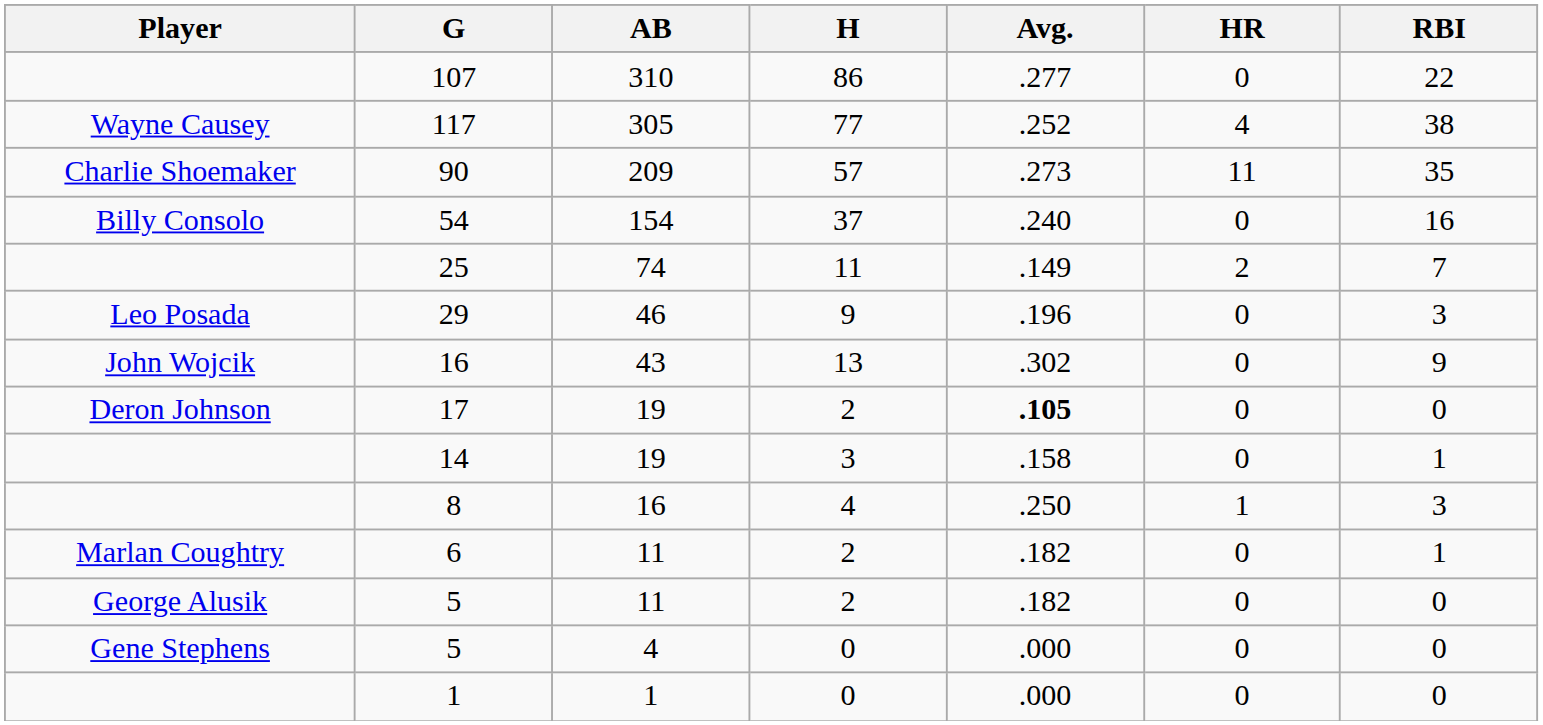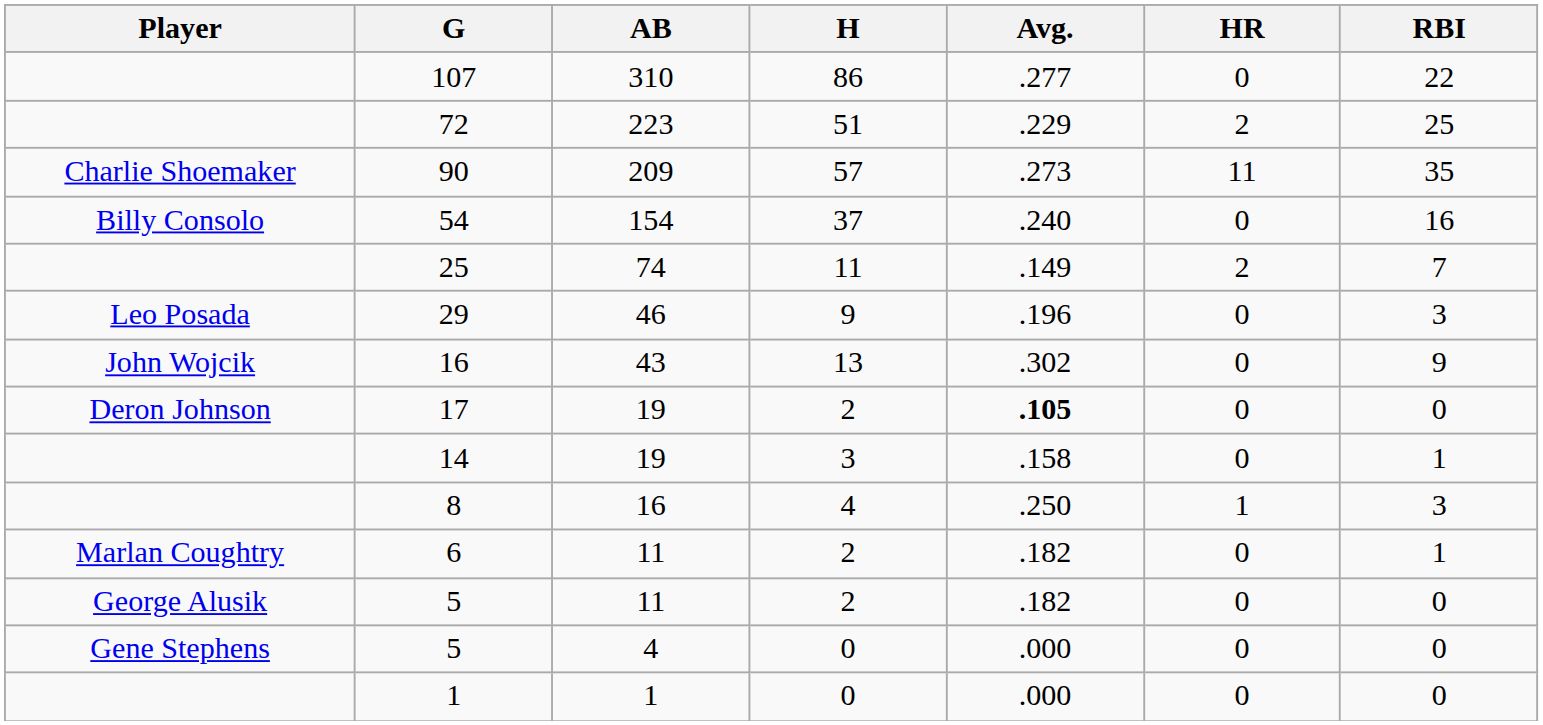- row: (454, 123)
+ row: (454, 123)
